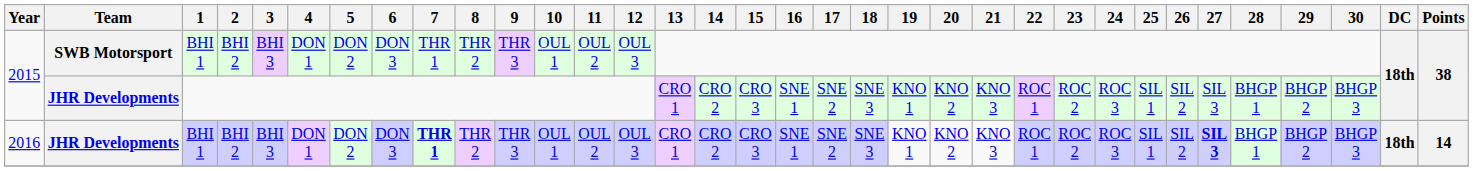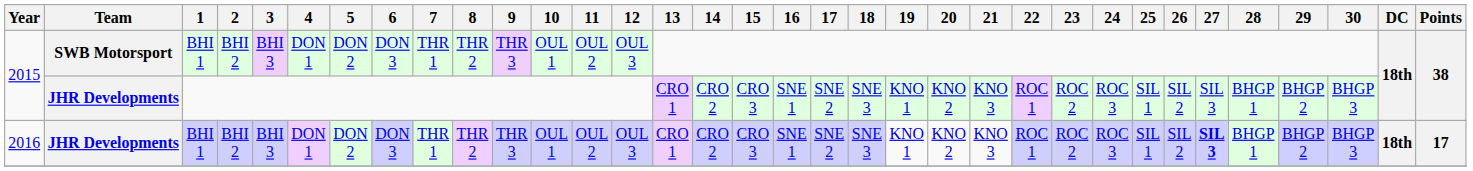(434, 142) bold -> (433, 142) normal
(1443, 142) 14 -> (1441, 142) 17
